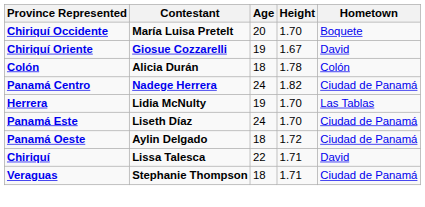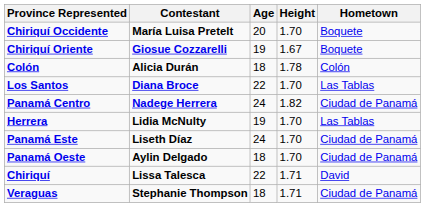(335, 49) David -> (341, 49) Boquete
+ row: (38, 85)
(291, 139) 1.72 -> (291, 157) 1.70
